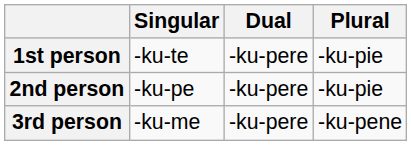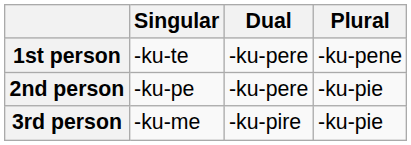(351, 55) -ku-pie -> (360, 55) -ku-pene
(269, 122) -ku-pere -> (265, 122) -ku-pire
(360, 122) -ku-pene -> (351, 122) -ku-pie
